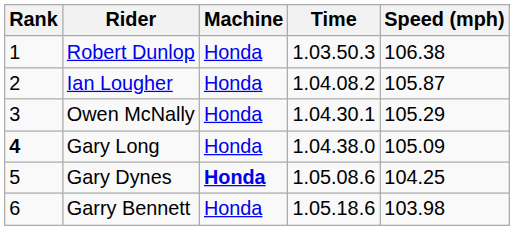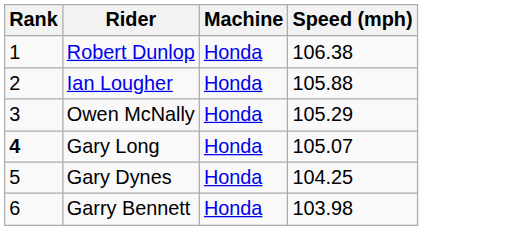- column: (334, 20)
(415, 83) 105.87 -> (323, 83) 105.88
(415, 146) 105.09 -> (323, 146) 105.07
(235, 177) bold -> (233, 177) normal
